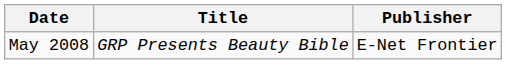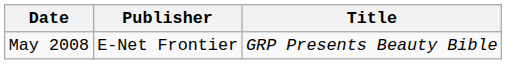columns swapped: (223, 18) <-> (427, 18)
